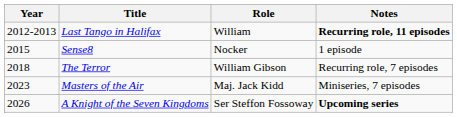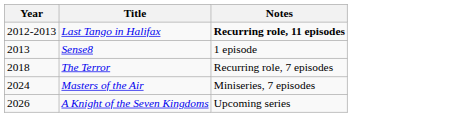- column: (264, 13)
(18, 49) 2015 -> (18, 49) 2013
(18, 85) 2023 -> (18, 85) 2024
(358, 103) bold -> (252, 103) normal
